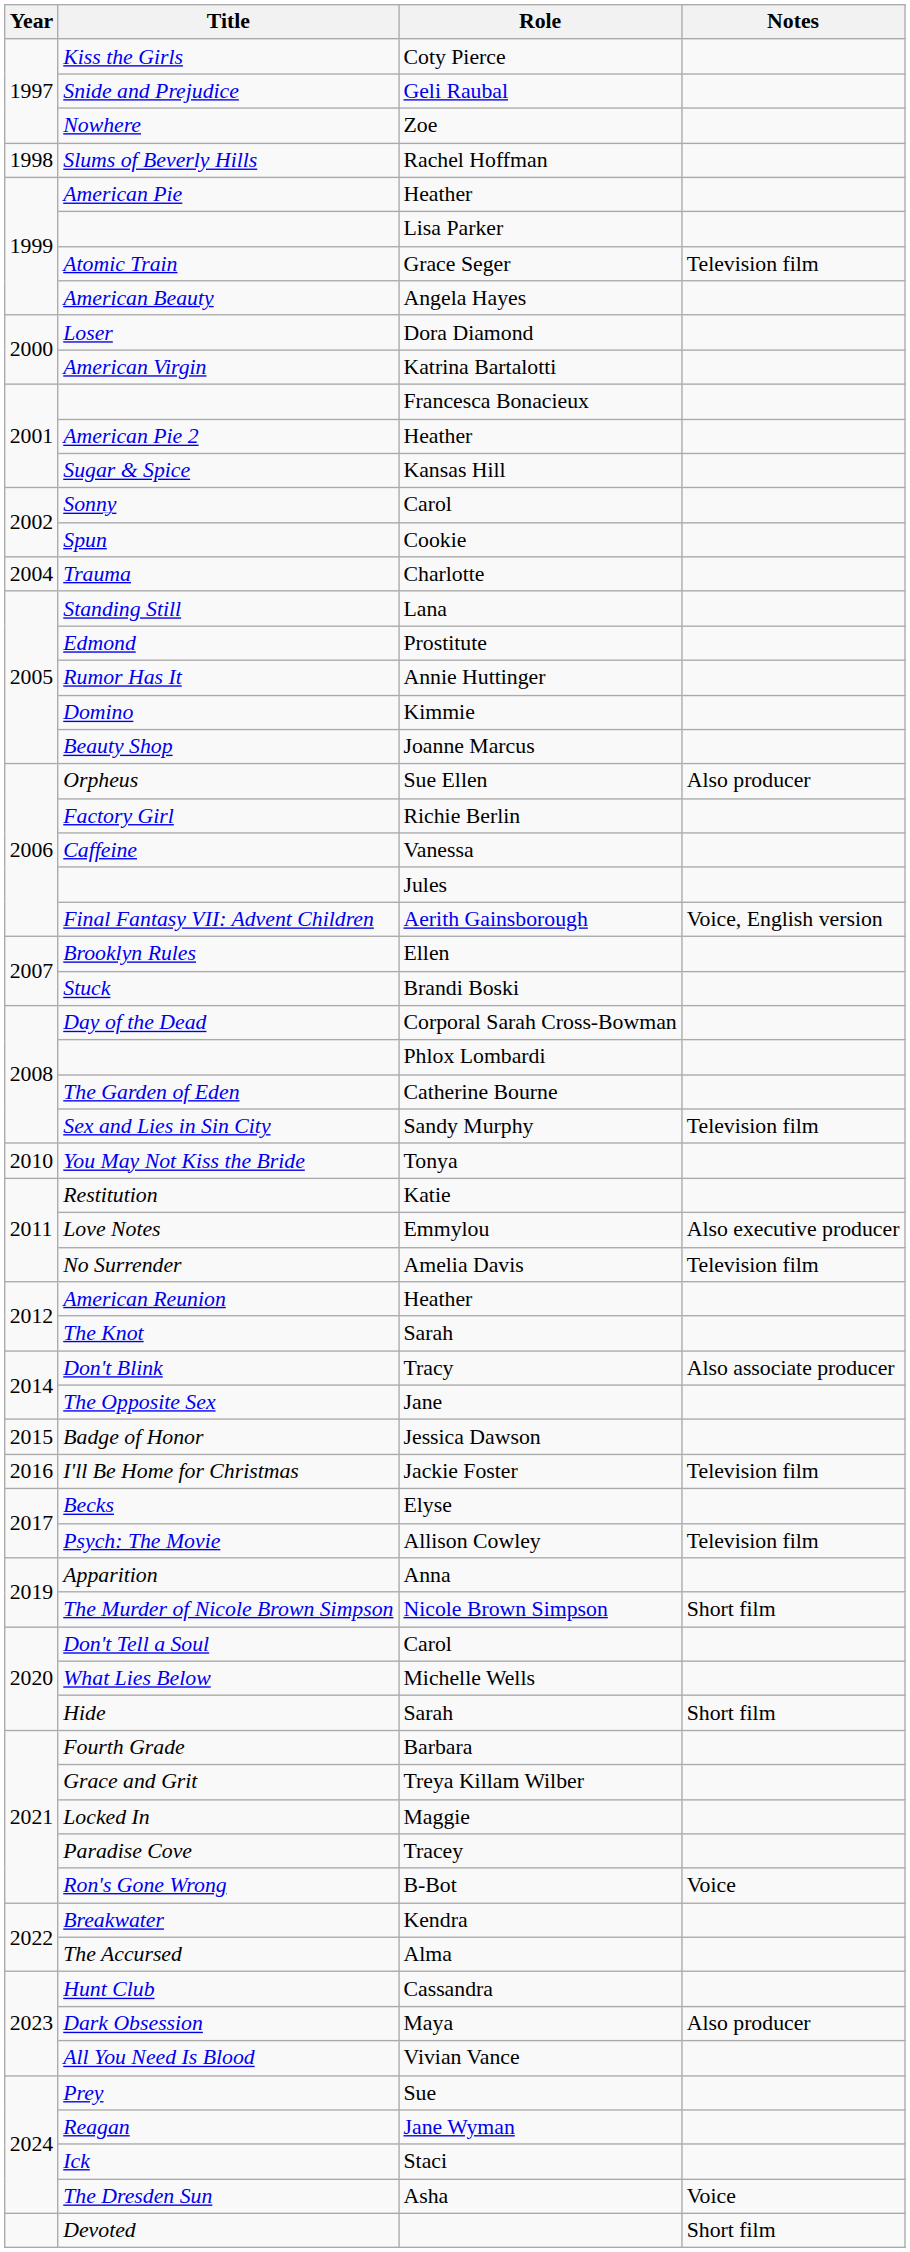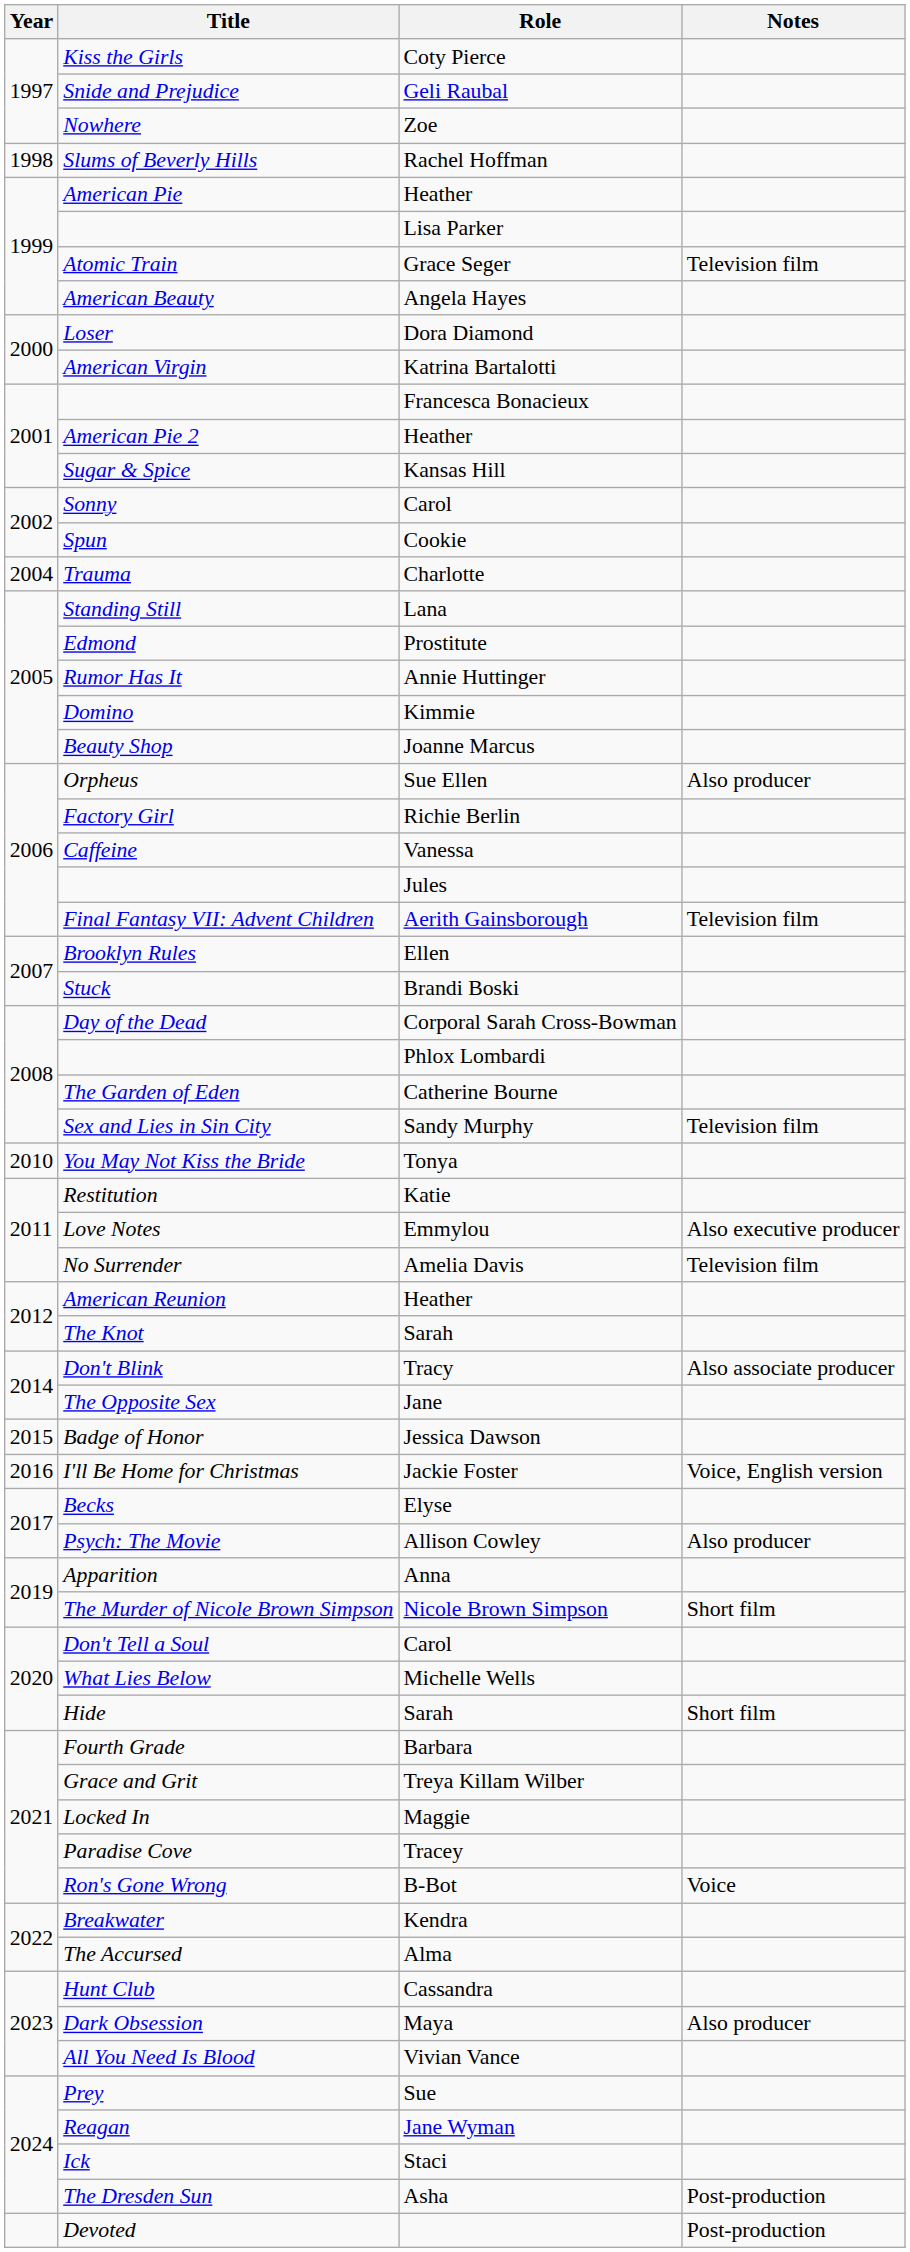(785, 919) Voice, English version -> (753, 919) Television film
(753, 1471) Television film -> (785, 1471) Voice, English version
(753, 1540) Television film -> (749, 1540) Also producer
(711, 2195) Voice -> (756, 2195) Post-production
(731, 2230) Short film -> (756, 2230) Post-production
